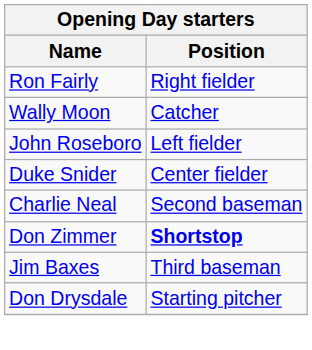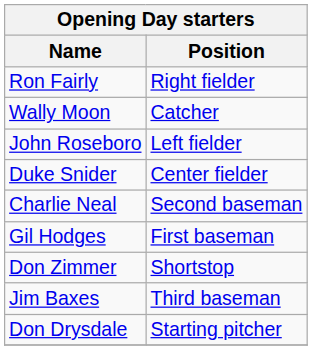+ row: (57, 236)
(197, 236) bold -> (192, 267) normal
